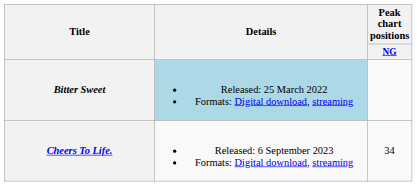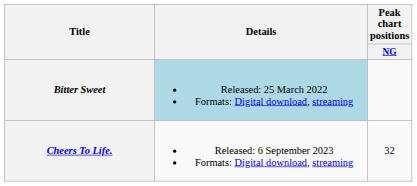(390, 150) 34 -> (390, 150) 32
